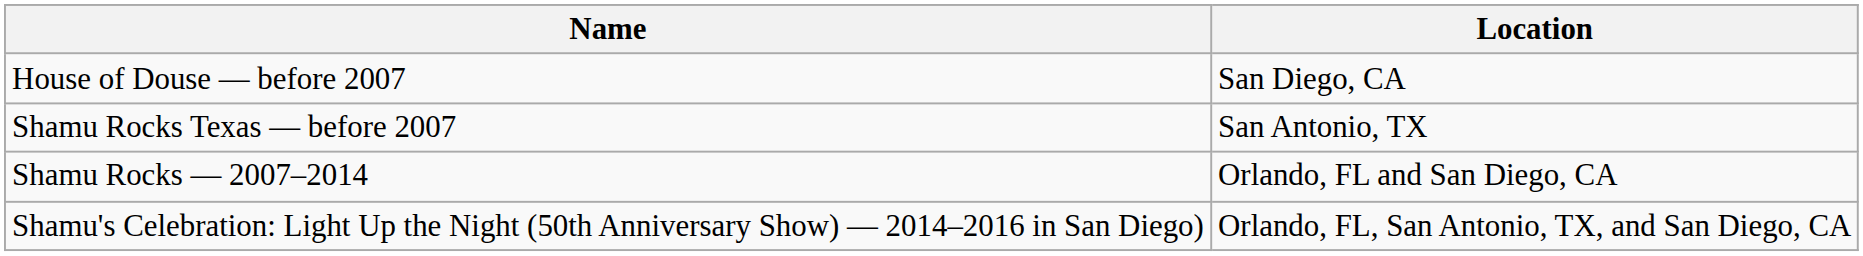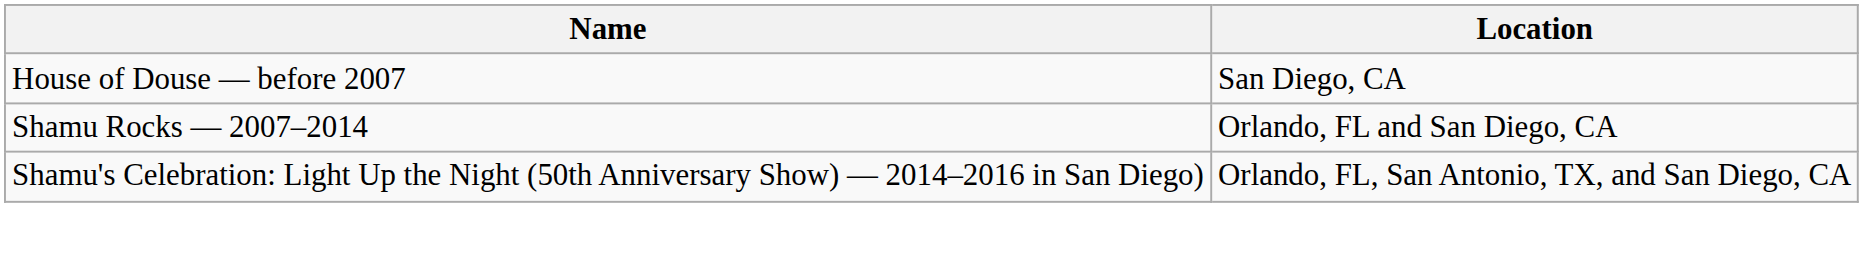- row: (234, 126)
